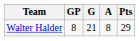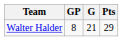- column: (108, 12)
